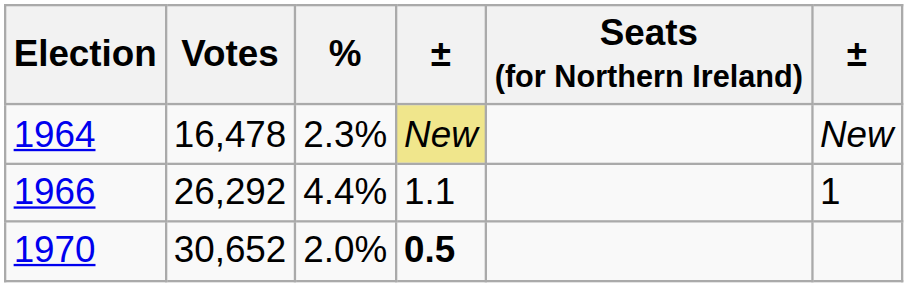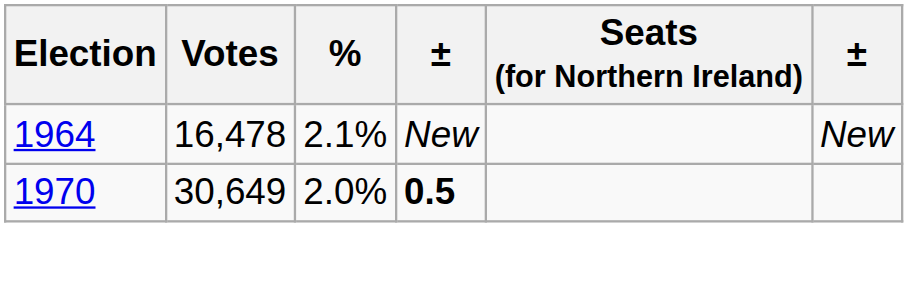(345, 133) 2.3% -> (345, 133) 2.1%
(441, 133) khaki background -> (441, 133) no background
- row: (55, 191)
(230, 250) 30,652 -> (230, 191) 30,649
